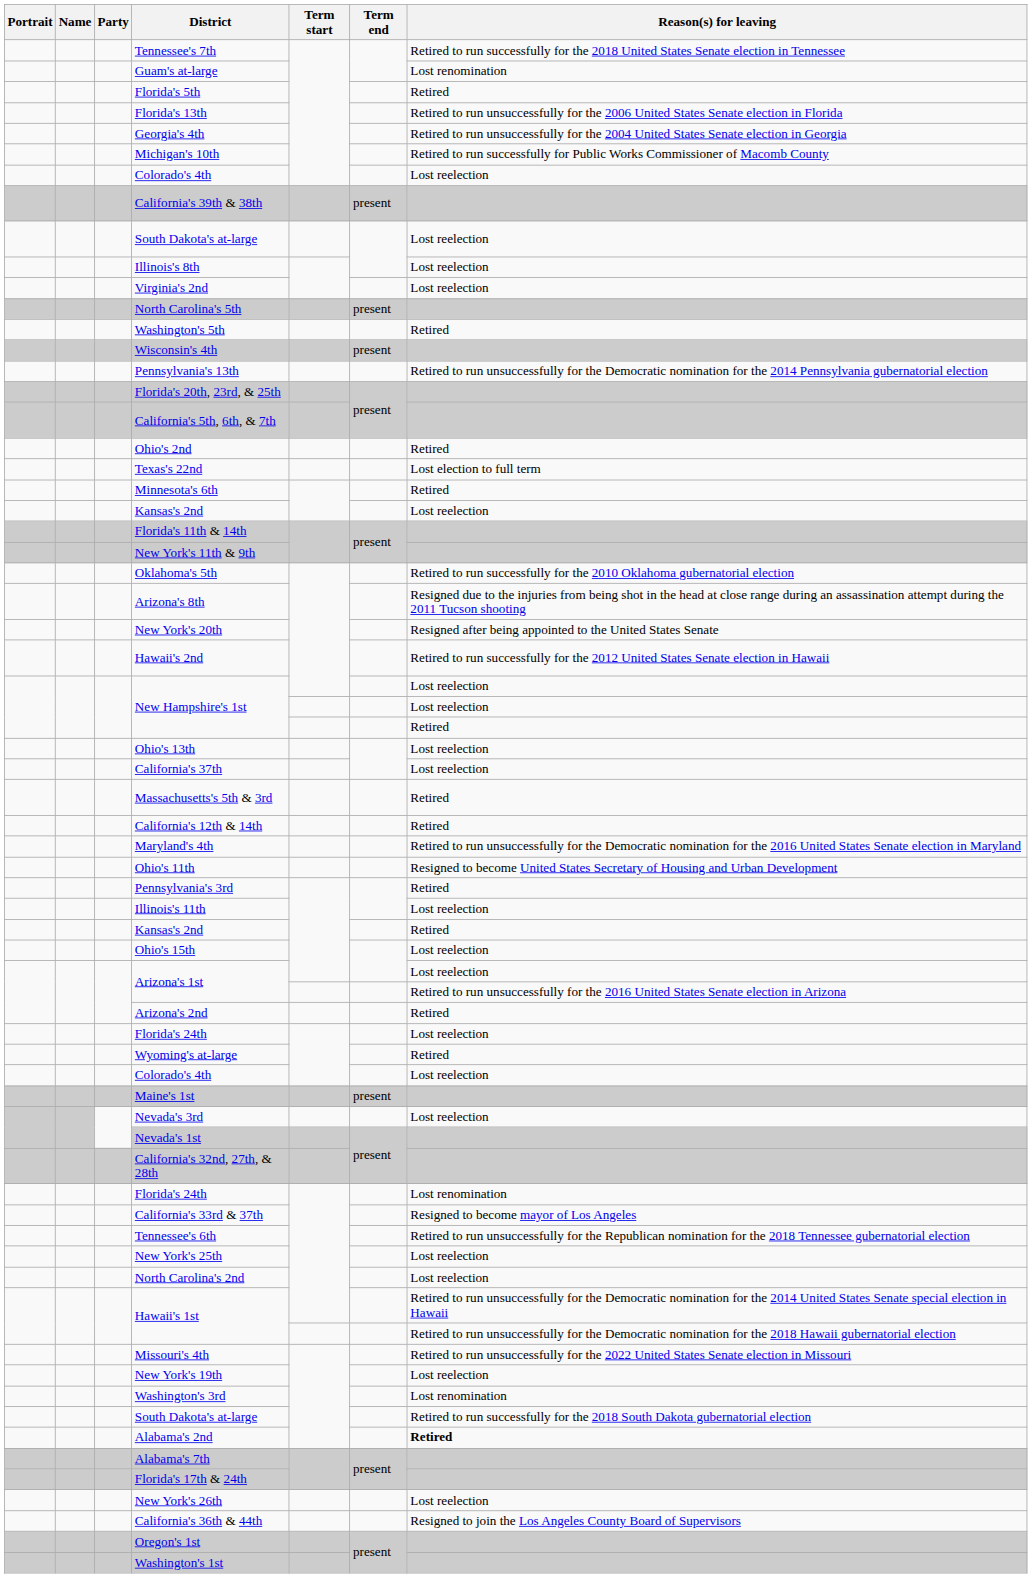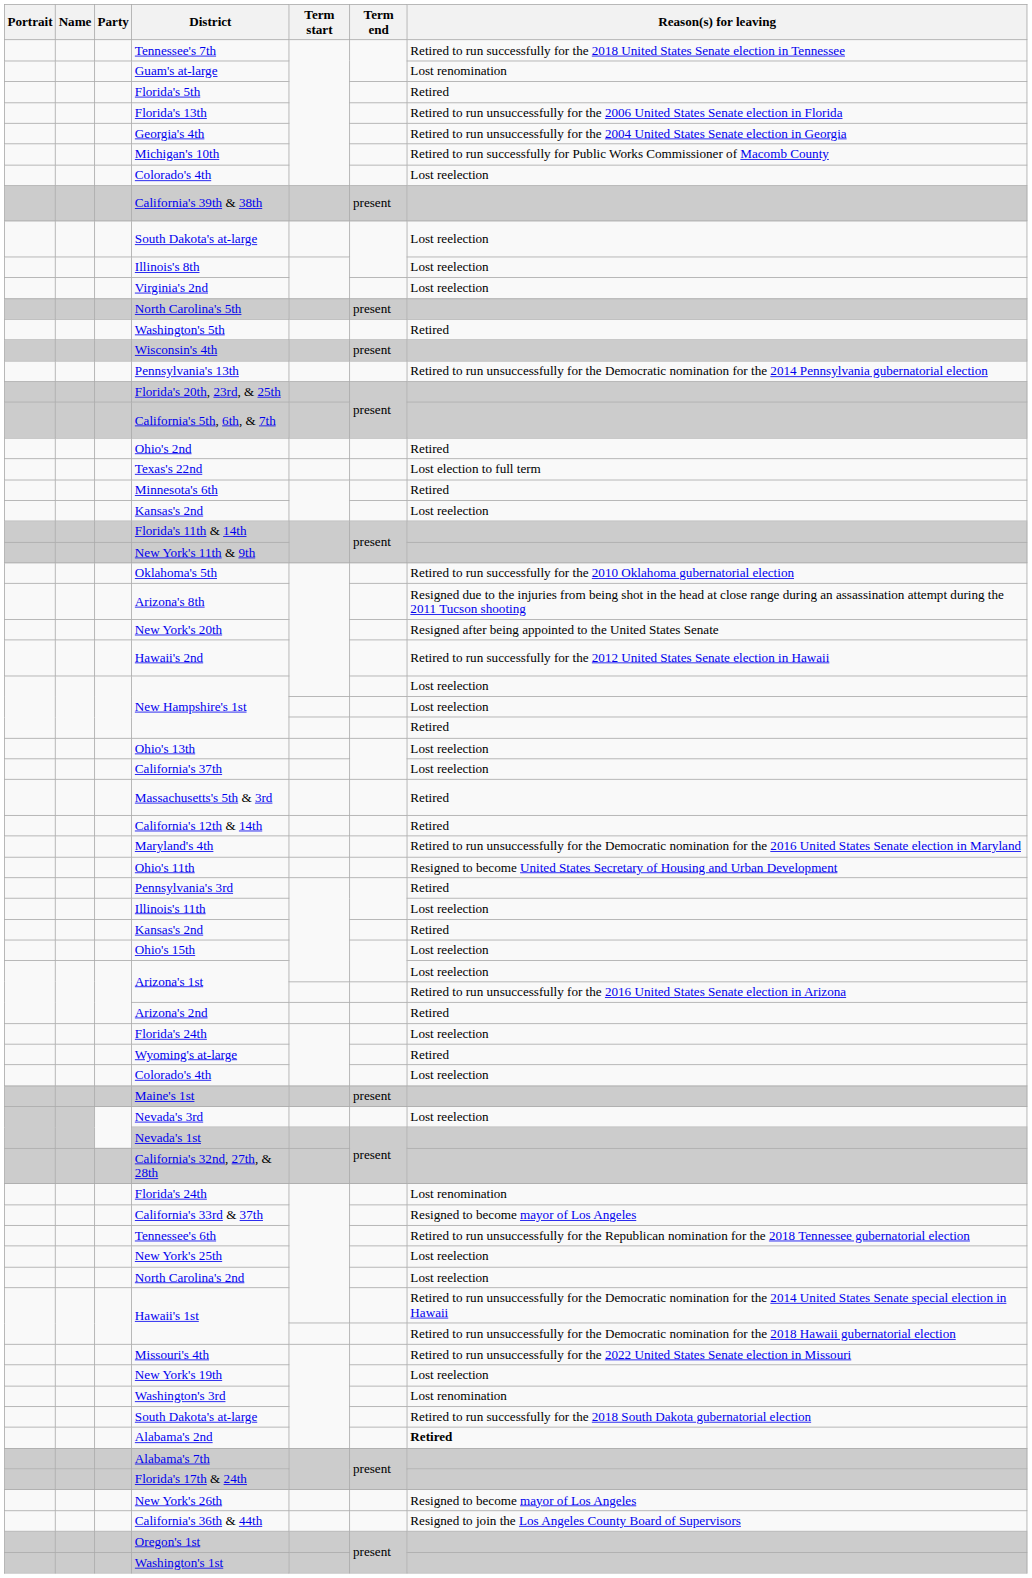(450, 1500) Lost reelection -> (523, 1500) Resigned to become mayor of Los Angeles
